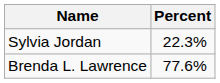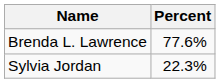rows swapped: (78, 66) <-> (55, 41)
